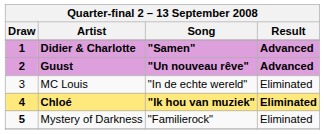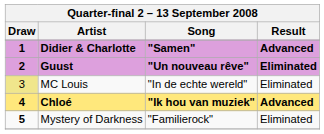(287, 66) Advanced -> (288, 66) Eliminated
(22, 84) no background -> (22, 84) khaki background
(288, 102) Eliminated -> (287, 102) Advanced
